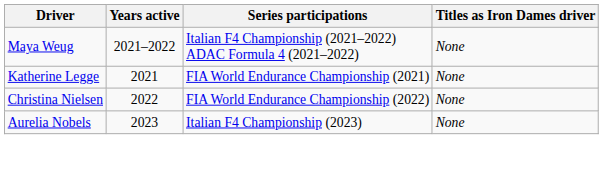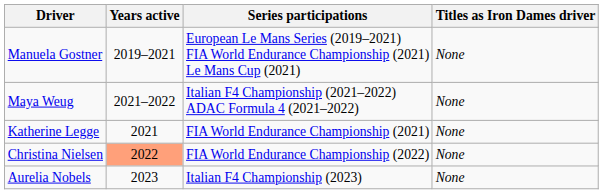+ row: (55, 54)
(145, 100) no background -> (145, 154) lightsalmon background
